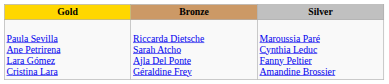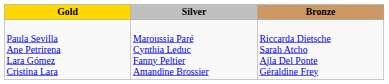columns swapped: (321, 12) <-> (194, 12)
